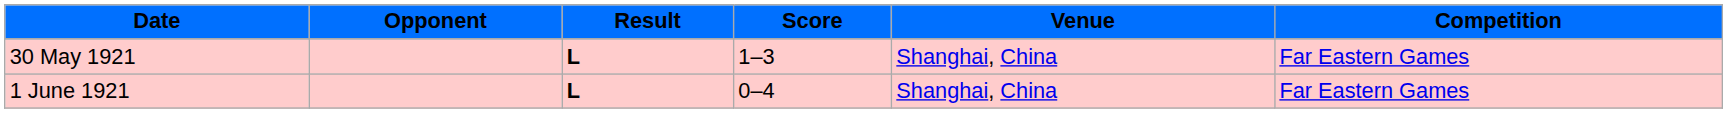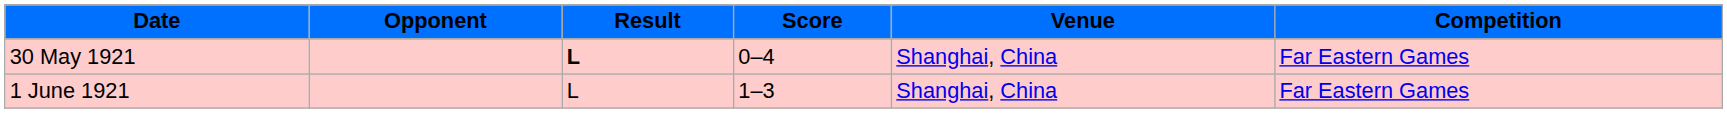(756, 56) 1–3 -> (756, 56) 0–4
(573, 90) bold -> (573, 90) normal
(756, 90) 0–4 -> (756, 90) 1–3
